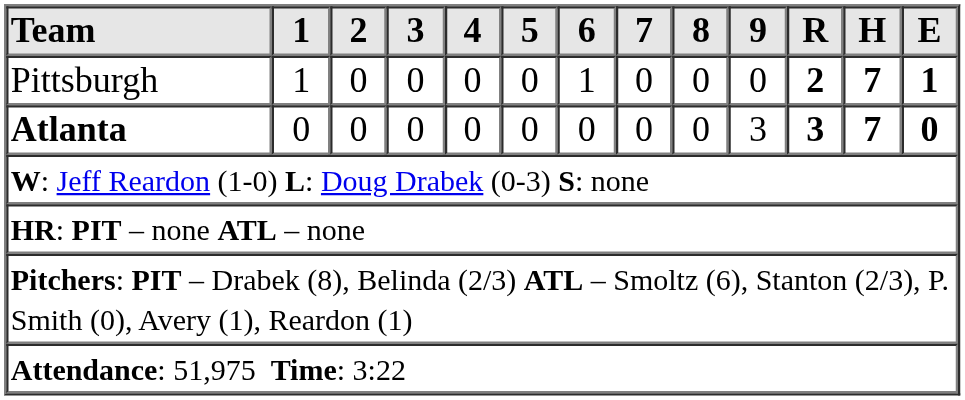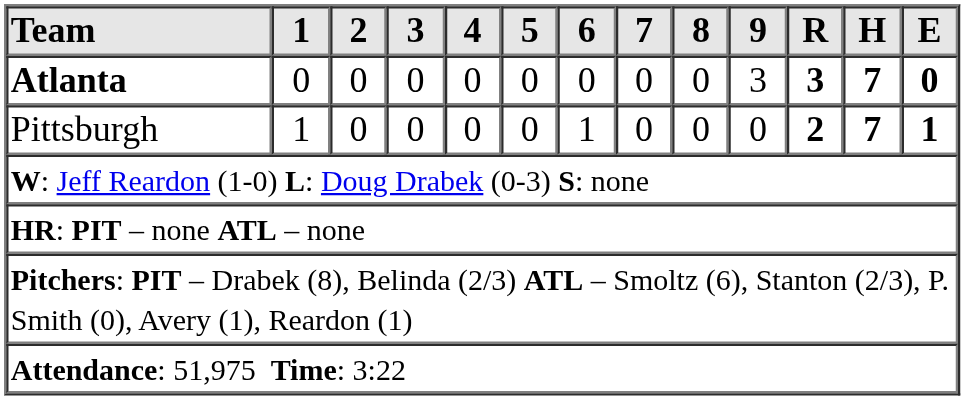rows swapped: (84, 79) <-> (69, 129)
